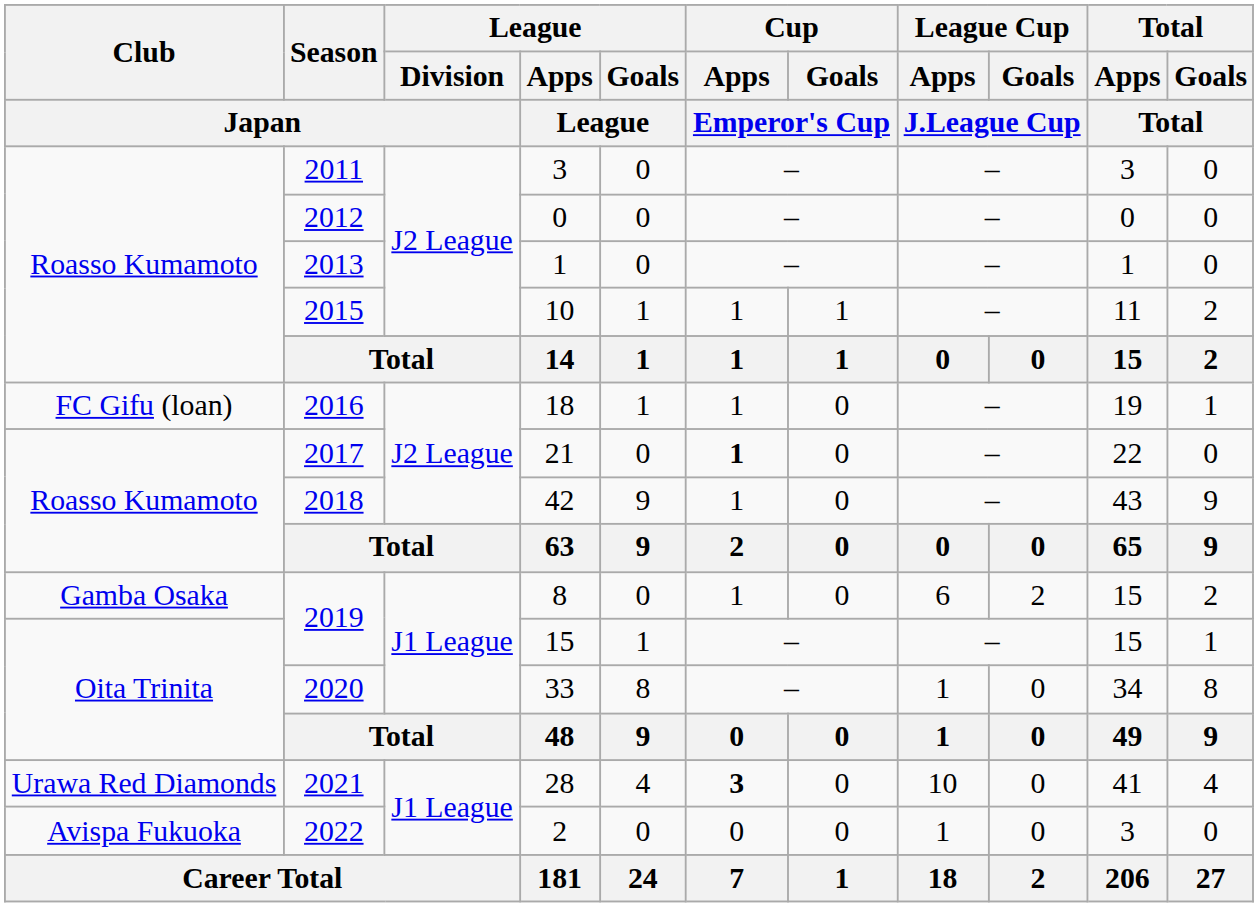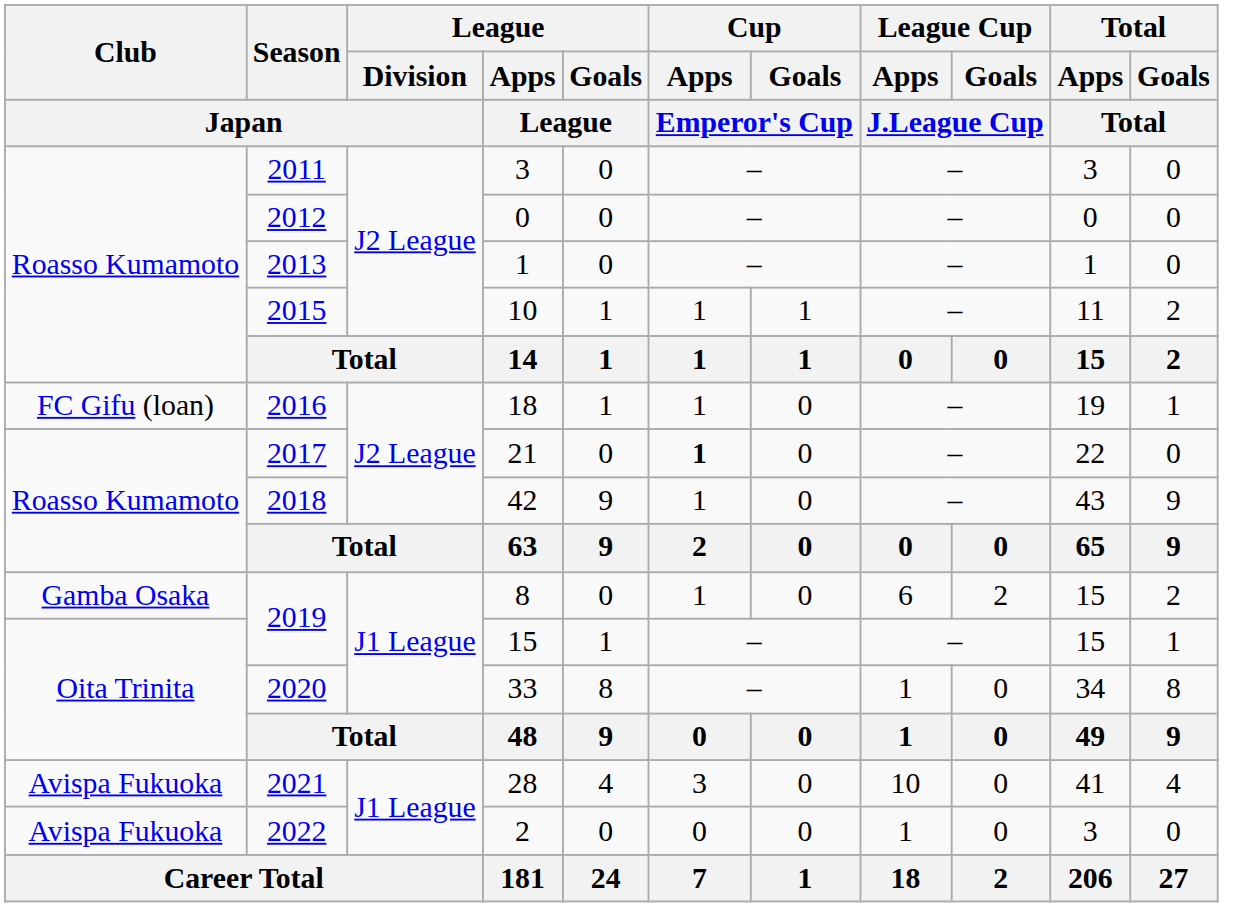(144, 783) Urawa Red Diamonds -> (125, 783) Avispa Fukuoka
(737, 783) bold -> (700, 783) normal
